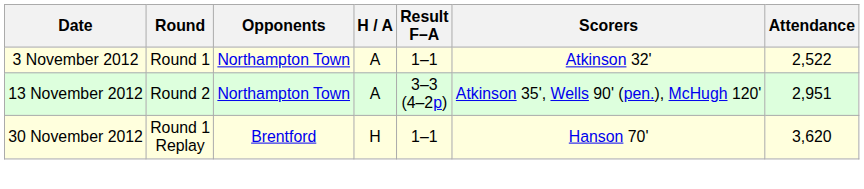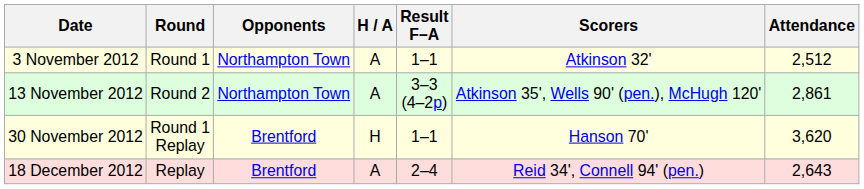(812, 60) 2,522 -> (812, 60) 2,512
(812, 94) 2,951 -> (812, 94) 2,861
+ row: (76, 171)
